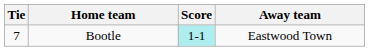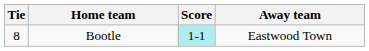(16, 35) 7 -> (16, 35) 8
